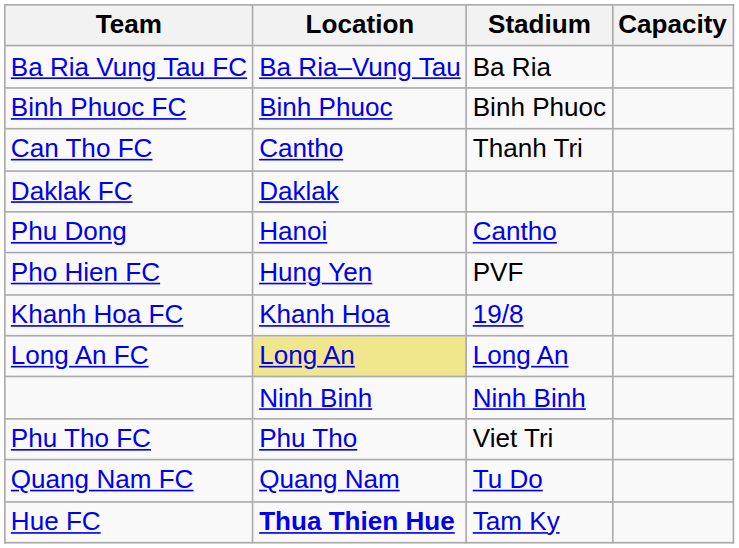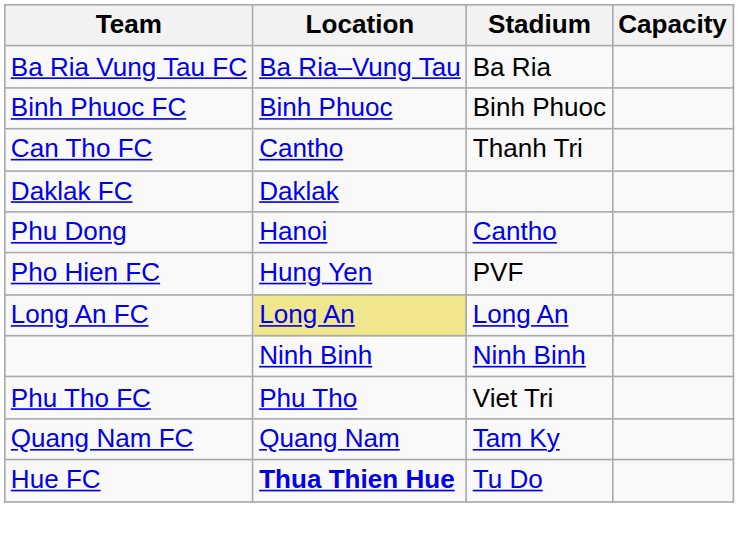- row: (97, 314)
(508, 480) Tu Do -> (516, 438) Tam Ky
(516, 521) Tam Ky -> (508, 480) Tu Do
